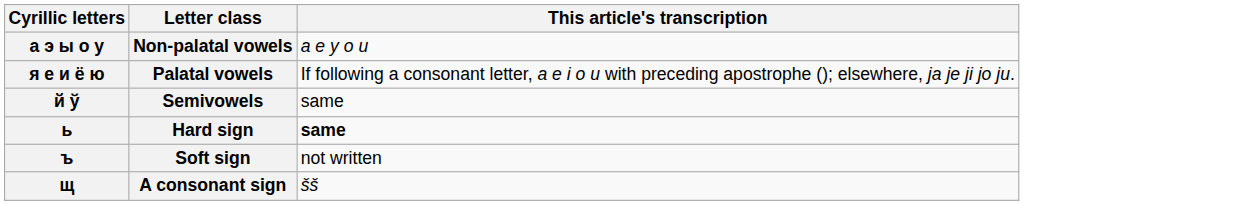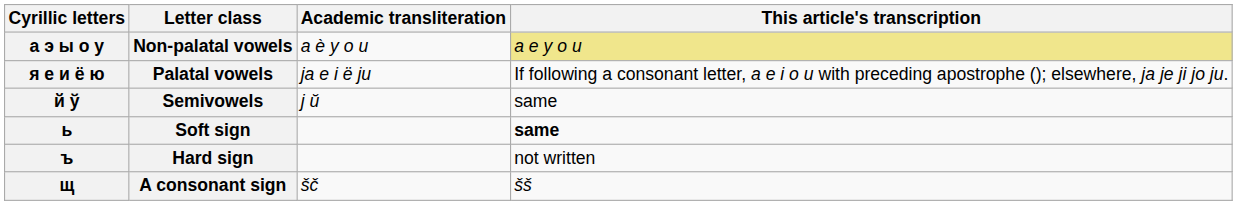+ column: (403, 18)
(334, 46) no background -> (548, 46) khaki background
(213, 130) Hard sign -> (213, 130) Soft sign
(213, 158) Soft sign -> (213, 158) Hard sign
